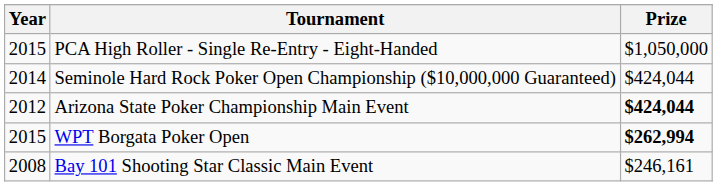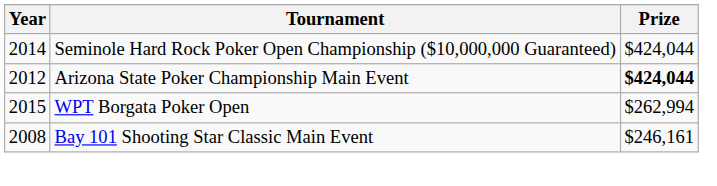- row: (246, 48)
(659, 136) bold -> (659, 107) normal
